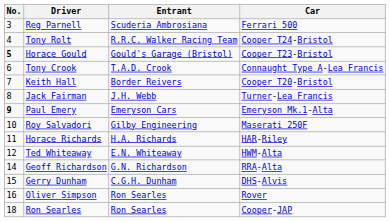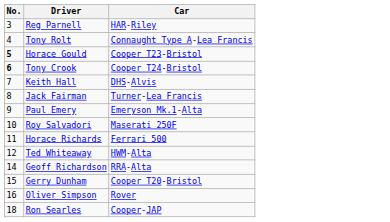- column: (174, 11)
(269, 25) Ferrari 500 -> (134, 25) HAR-Riley
(287, 39) Cooper T24-Bristol -> (182, 39) Connaught Type A-Lea Francis
(9, 68) normal -> (9, 68) bold
(312, 68) Connaught Type A-Lea Francis -> (156, 68) Cooper T24-Bristol
(287, 82) Cooper T20-Bristol -> (134, 82) DHS-Alvis
(9, 110) bold -> (9, 110) normal
(264, 138) HAR-Riley -> (139, 138) Ferrari 500
(264, 181) DHS-Alvis -> (156, 181) Cooper T20-Bristol
